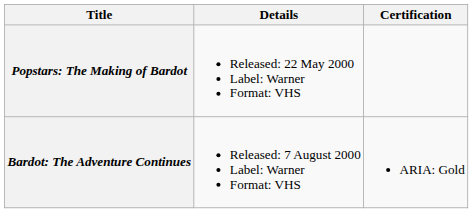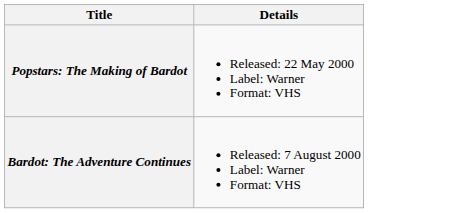- column: (416, 14)
